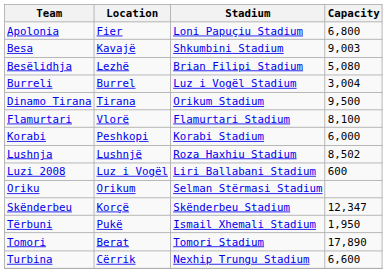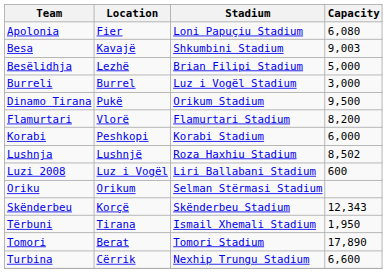(344, 31) 6,800 -> (344, 31) 6,080
(344, 66) 5,080 -> (344, 66) 5,000
(344, 84) 3,004 -> (344, 84) 3,000
(116, 101) Tirana -> (110, 101) Pukë
(344, 119) 8,100 -> (344, 119) 8,200
(347, 207) 12,347 -> (347, 207) 12,343
(110, 224) Pukë -> (116, 224) Tirana
